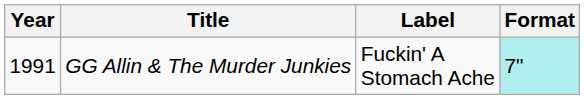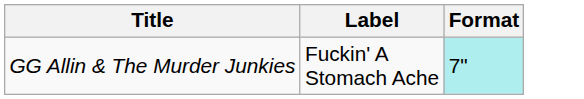- column: (33, 20)
